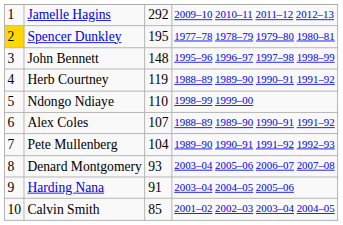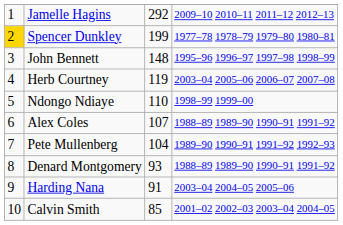(158, 36) 195 -> (158, 36) 199
(255, 79) 1988–89 1989–90 1990–91 1991–92 -> (255, 79) 2003–04 2005–06 2006–07 2007–08
(255, 166) 2003–04 2005–06 2006–07 2007–08 -> (255, 166) 1988–89 1989–90 1990–91 1991–92
